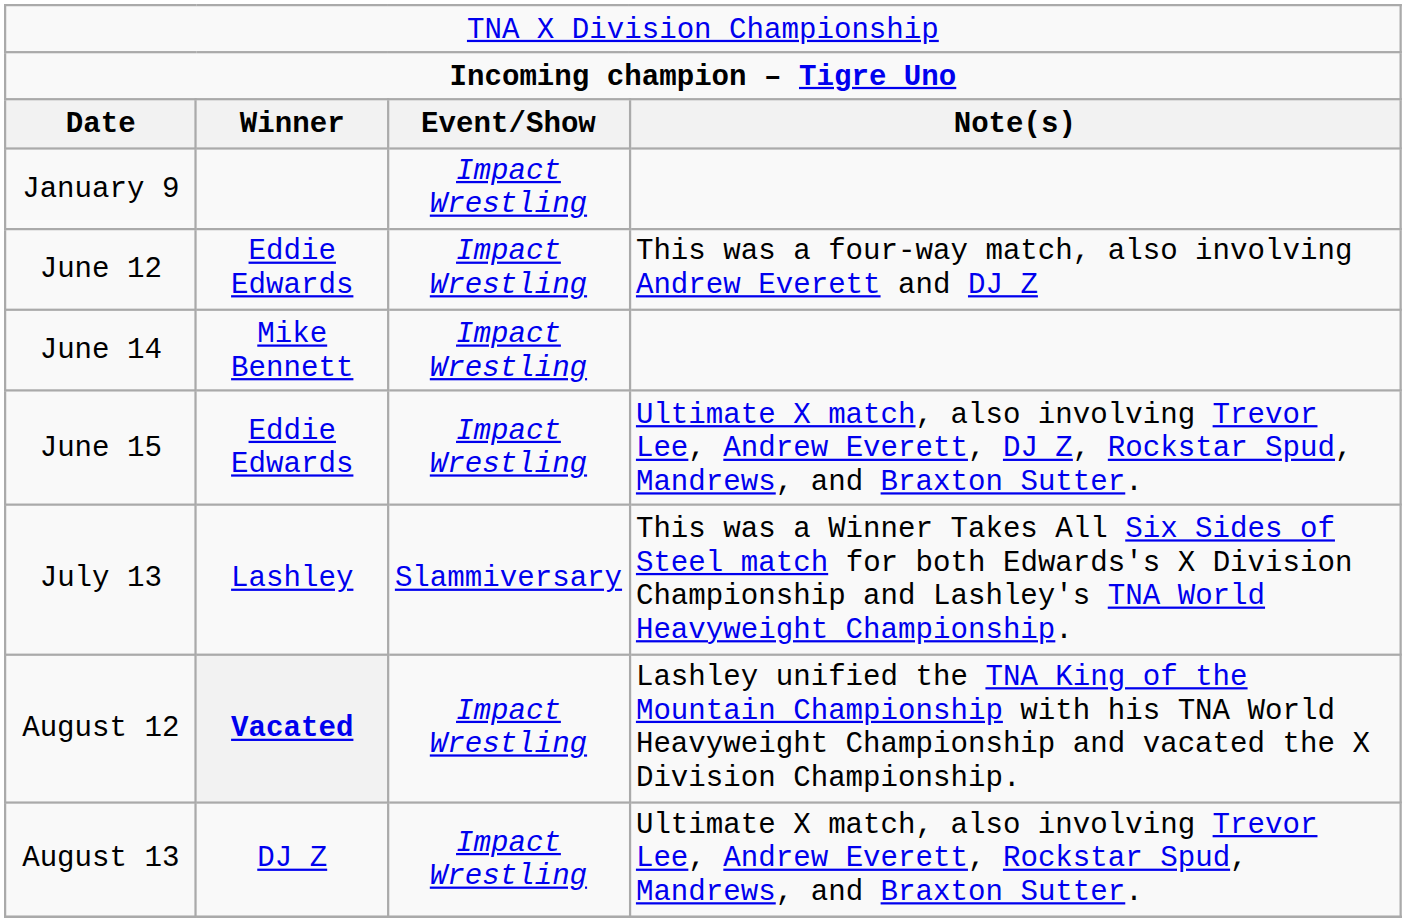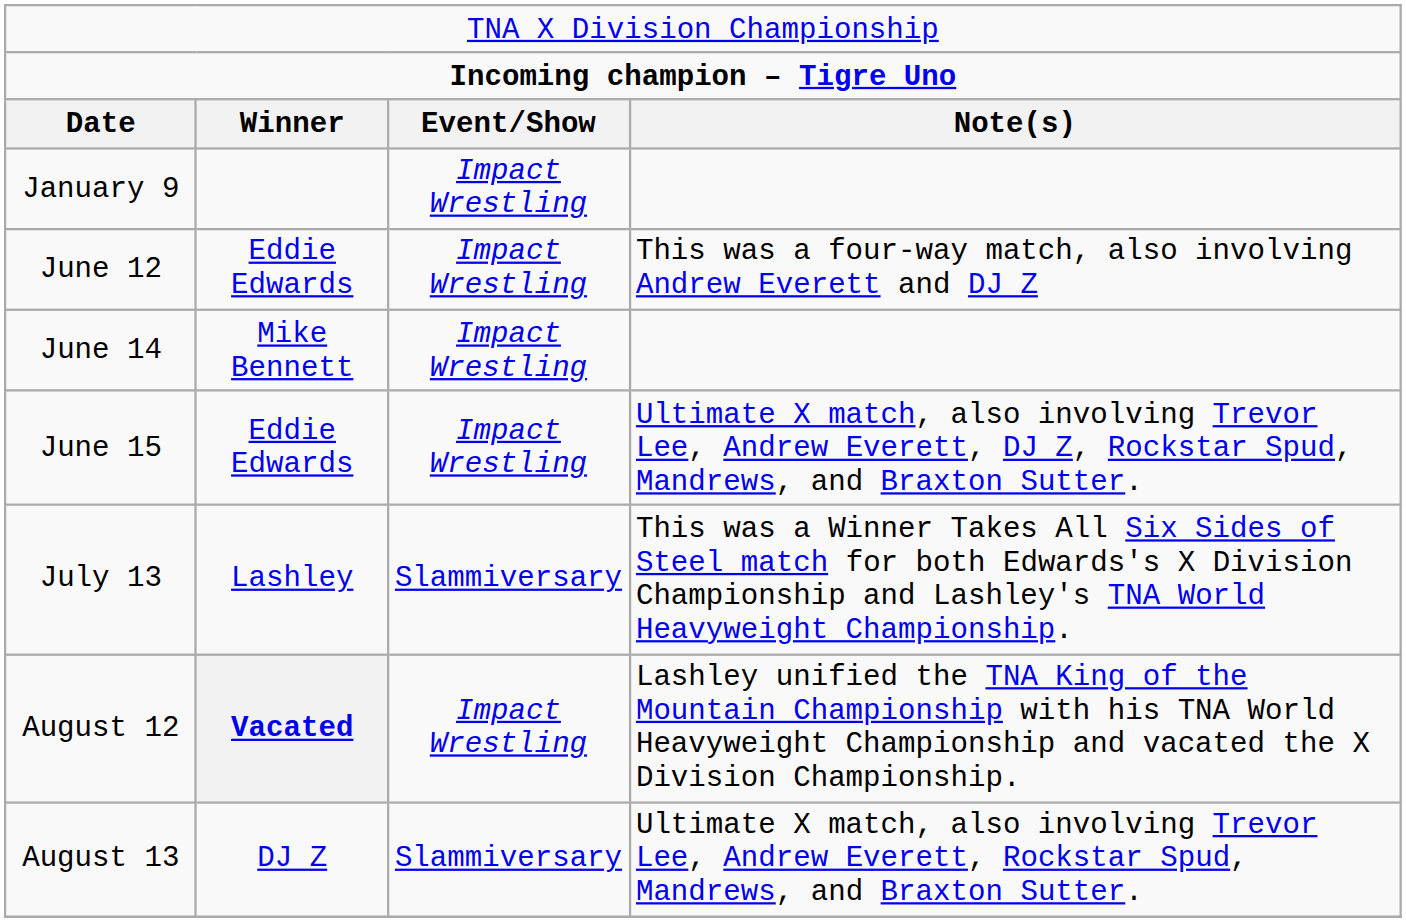(508, 859) Impact Wrestling -> (508, 859) Slammiversary
